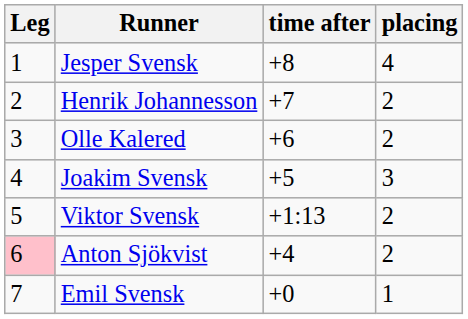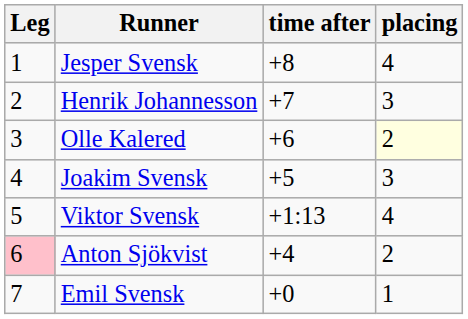(388, 100) 2 -> (388, 100) 3
(388, 139) no background -> (388, 139) lightyellow background
(388, 216) 2 -> (388, 216) 4
